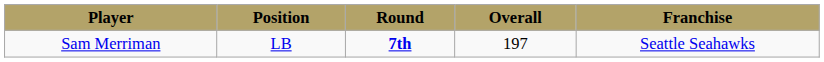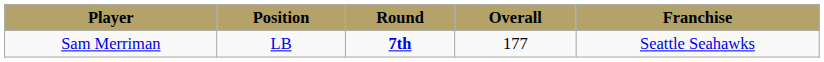(515, 43) 197 -> (515, 43) 177
